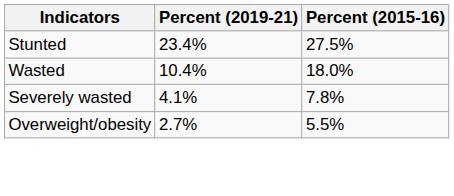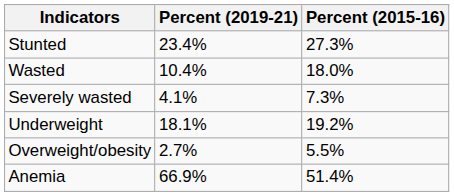(330, 44) 27.5% -> (330, 44) 27.3%
(325, 97) 7.8% -> (325, 97) 7.3%
+ row: (56, 124)
+ row: (37, 177)
